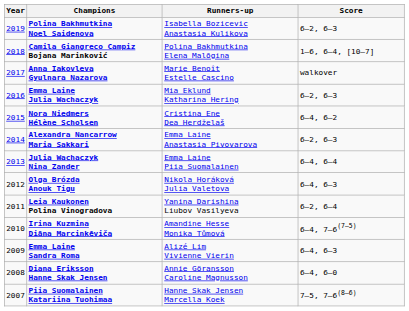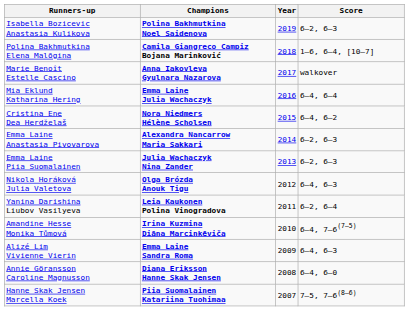columns swapped: (15, 11) <-> (230, 11)
(319, 95) 6–2, 6–3 -> (319, 95) 6–4, 6–4
(319, 161) 6–4, 6–4 -> (319, 161) 6–2, 6–3
